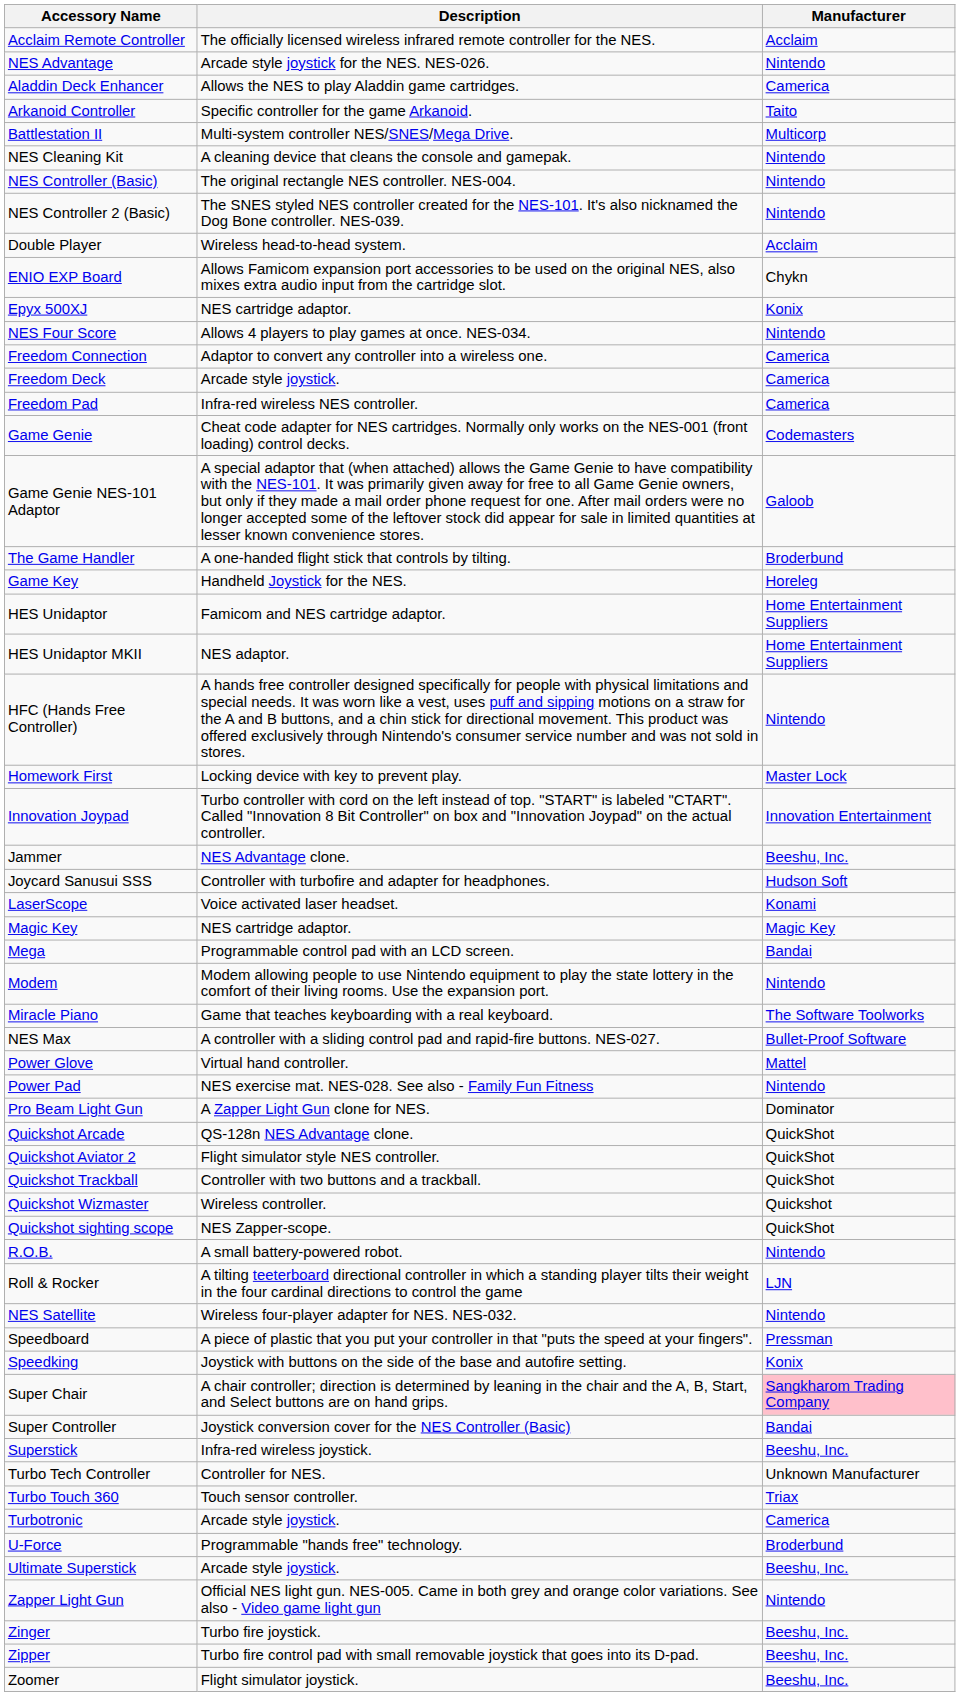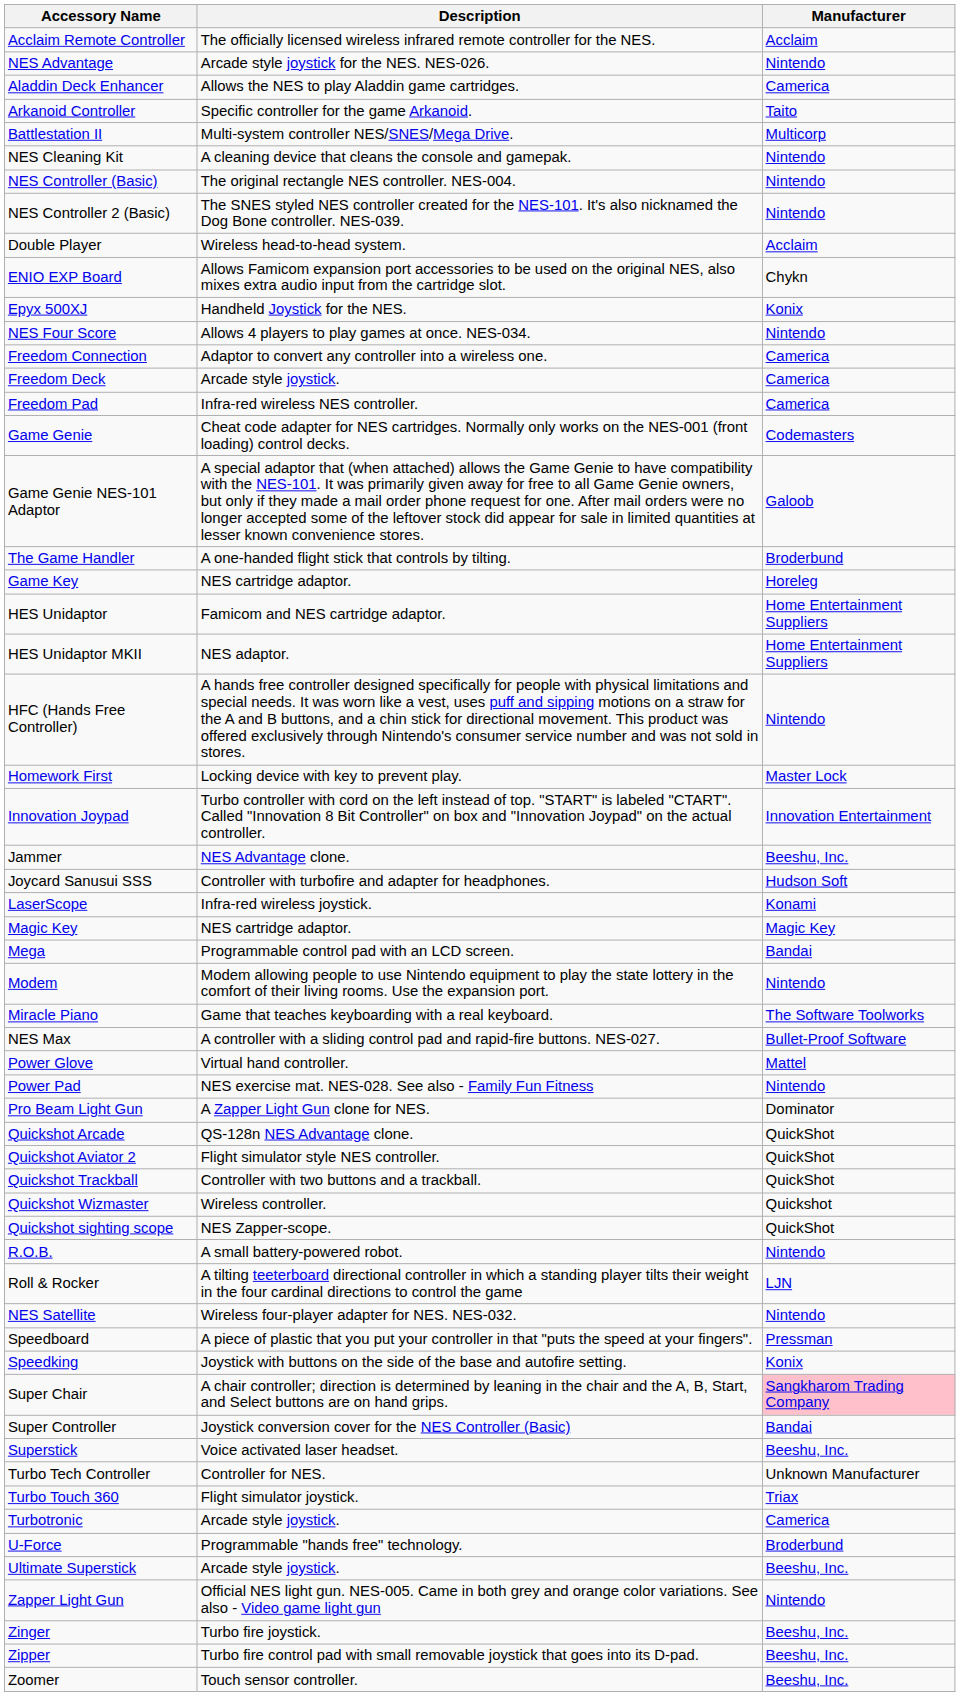(276, 309) NES cartridge adaptor. -> (304, 309) Handheld Joystick for the NES.
(304, 581) Handheld Joystick for the NES. -> (276, 581) NES cartridge adaptor.
(300, 904) Voice activated laser headset. -> (286, 904) Infra-red wireless joystick.
(286, 1450) Infra-red wireless joystick. -> (300, 1450) Voice activated laser headset.
(279, 1497) Touch sensor controller. -> (280, 1497) Flight simulator joystick.
(280, 1679) Flight simulator joystick. -> (279, 1679) Touch sensor controller.
